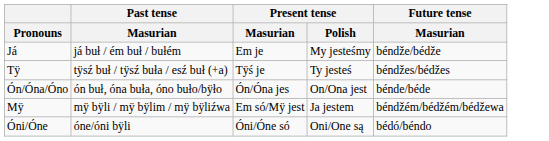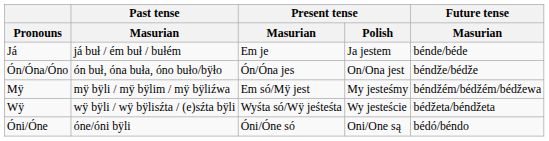(340, 51) My jesteśmy -> (369, 51) Ja jestem
(408, 51) béndže/bédže -> (441, 51) bénde/béde
- row: (14, 70)
(403, 88) bénde/béde -> (446, 70) béndže/bédže
(332, 107) Ja jestem -> (378, 88) My jesteśmy
+ row: (16, 107)
